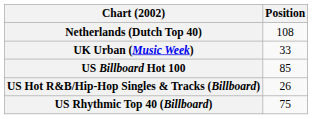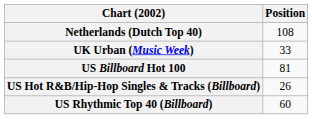(285, 68) 85 -> (285, 68) 81
(285, 104) 75 -> (285, 104) 60
